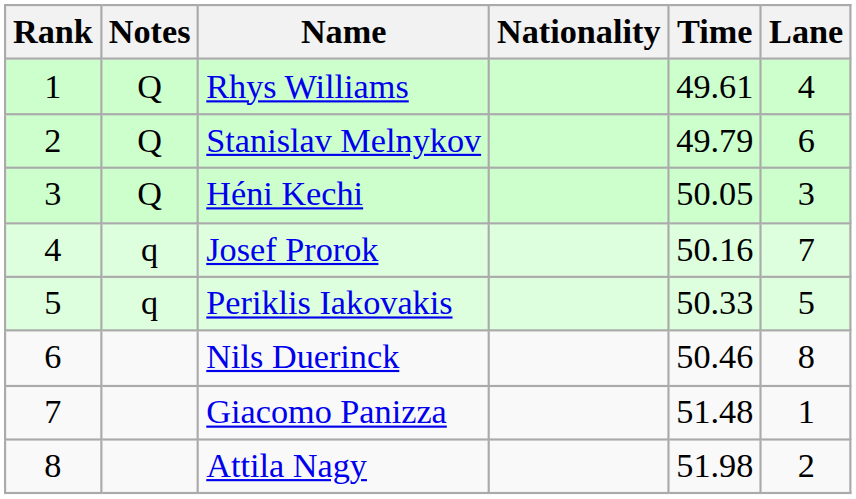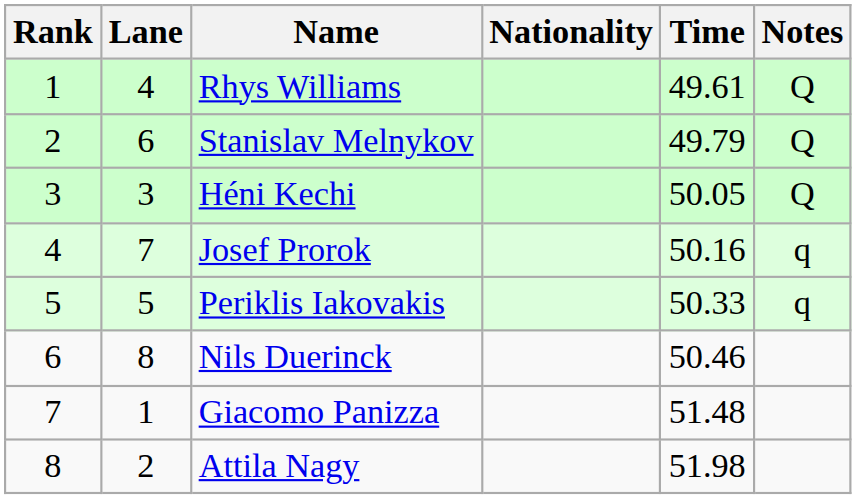columns swapped: (806, 31) <-> (150, 31)
